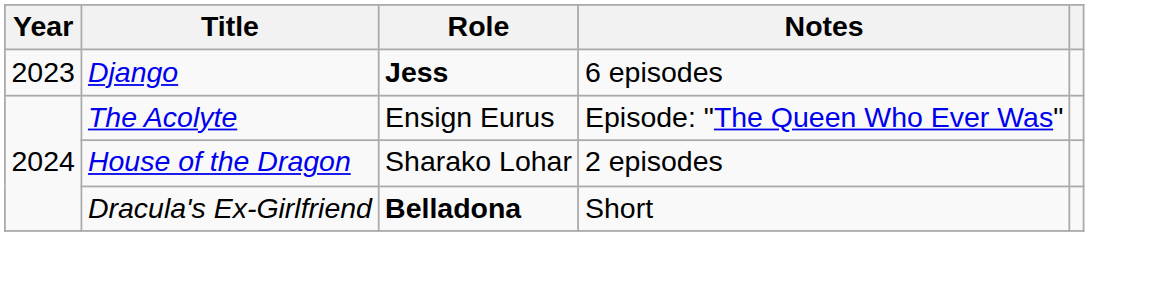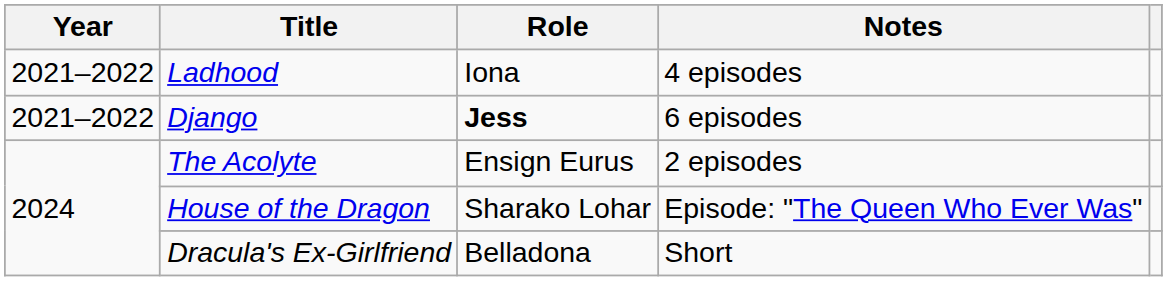+ row: (223, 72)
(43, 72) 2023 -> (83, 117) 2021–2022
(824, 117) Episode: "The Queen Who Ever Was" -> (733, 162) 2 episodes
(654, 162) 2 episodes -> (903, 207) Episode: "The Queen Who Ever Was"
(453, 207) bold -> (528, 252) normal
